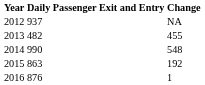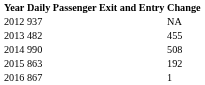(175, 50) 548 -> (175, 50) 508
(35, 78) 876 -> (35, 78) 867
